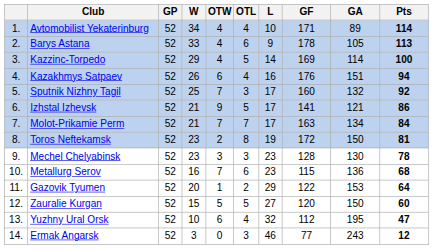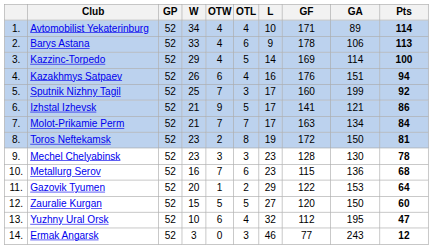(355, 44) 105 -> (355, 44) 106
(355, 92) 132 -> (355, 92) 199
